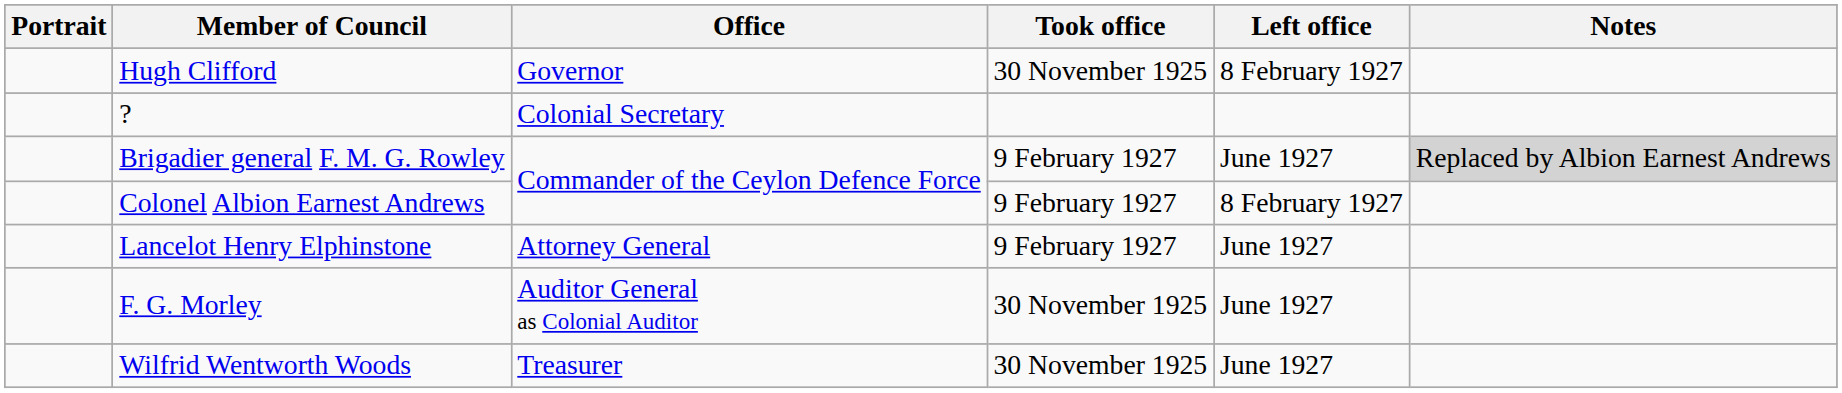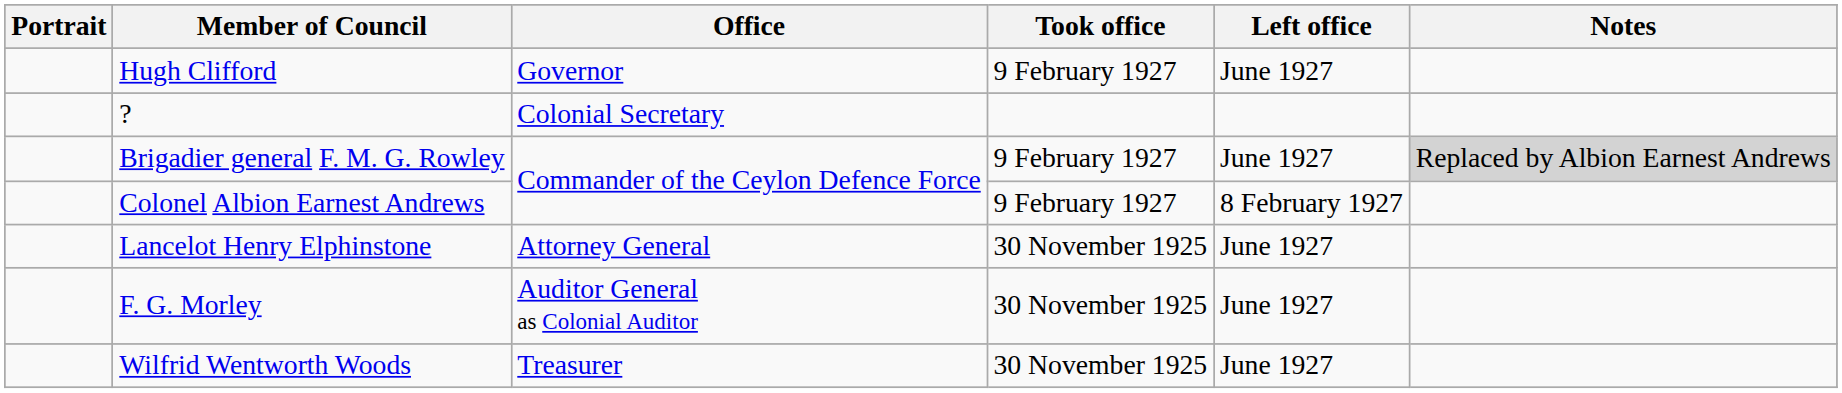(1100, 70) 30 November 1925 -> (1085, 70) 9 February 1927
(1311, 70) 8 February 1927 -> (1276, 70) June 1927
(1085, 245) 9 February 1927 -> (1100, 245) 30 November 1925
